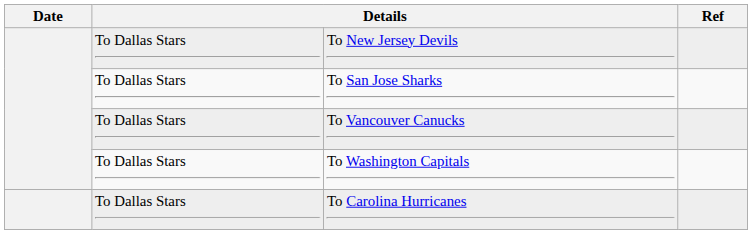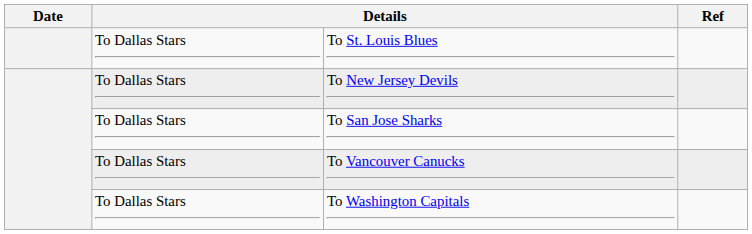+ row: (501, 45)
- row: (501, 206)
